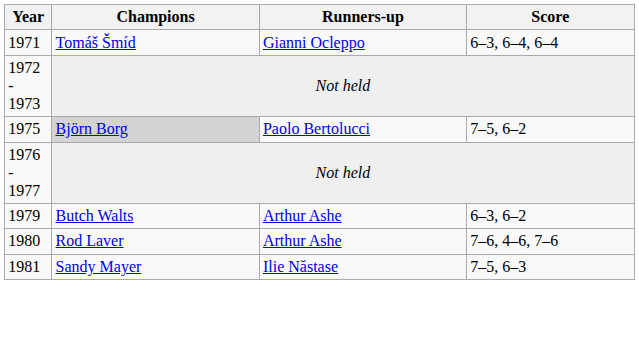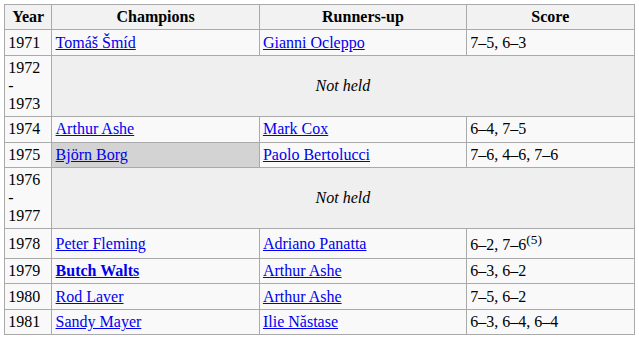(514, 42) 6–3, 6–4, 6–4 -> (498, 42) 7–5, 6–3
+ row: (24, 129)
(498, 129) 7–5, 6–2 -> (514, 154) 7–6, 4–6, 7–6
+ row: (24, 243)
(95, 216) normal -> (97, 271) bold
(514, 241) 7–6, 4–6, 7–6 -> (498, 296) 7–5, 6–2
(498, 266) 7–5, 6–3 -> (514, 321) 6–3, 6–4, 6–4
